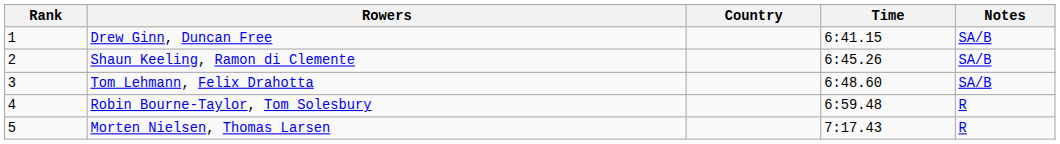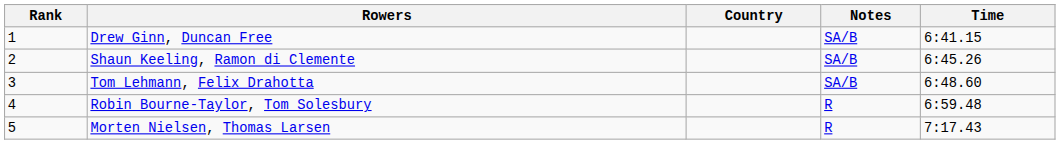columns swapped: (888, 16) <-> (1005, 16)
